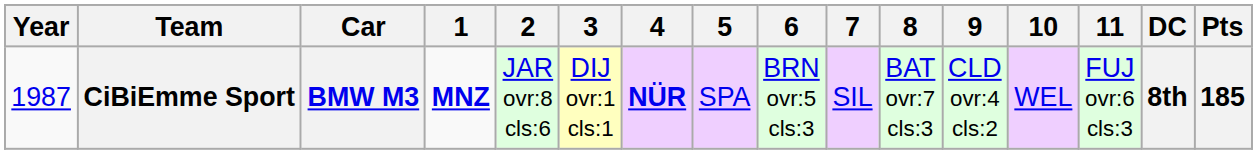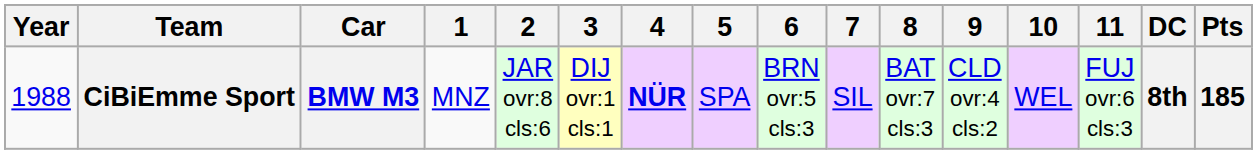(41, 97) 1987 -> (41, 97) 1988
(461, 97) bold -> (461, 97) normal
